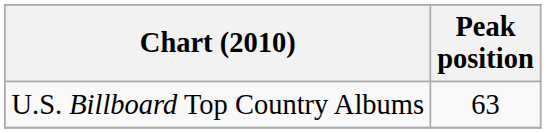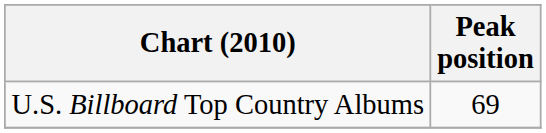(485, 104) 63 -> (485, 104) 69
